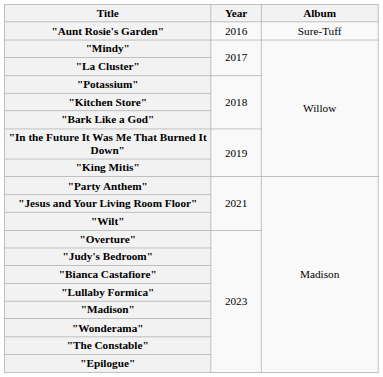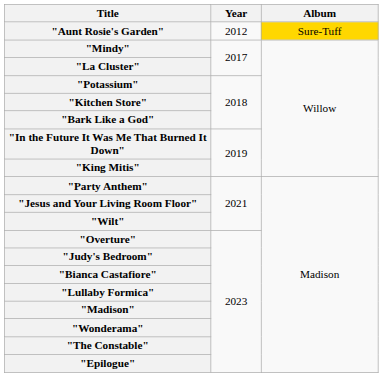(236, 31) 2016 -> (236, 31) 2012
(320, 31) no background -> (320, 31) gold background
